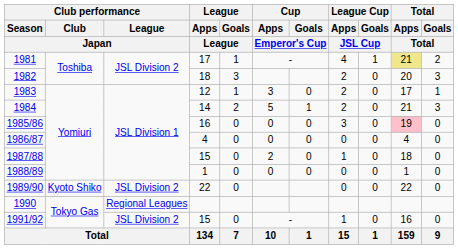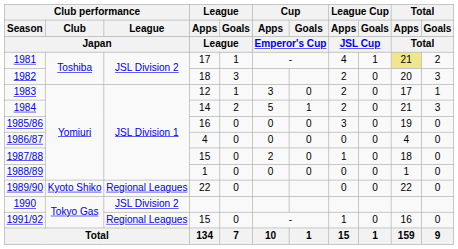(406, 124) pink background -> (406, 124) no background
(147, 188) JSL Division 2 -> (147, 188) Regional Leagues
(147, 204) Regional Leagues -> (147, 204) JSL Division 2
(147, 220) JSL Division 2 -> (147, 220) Regional Leagues
